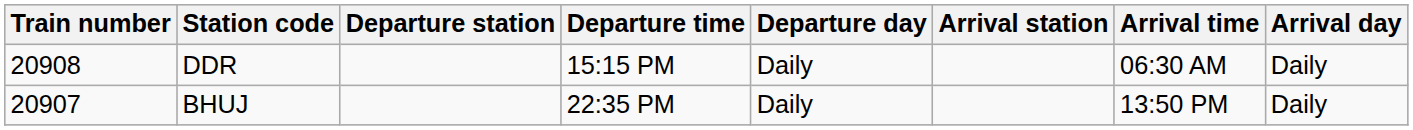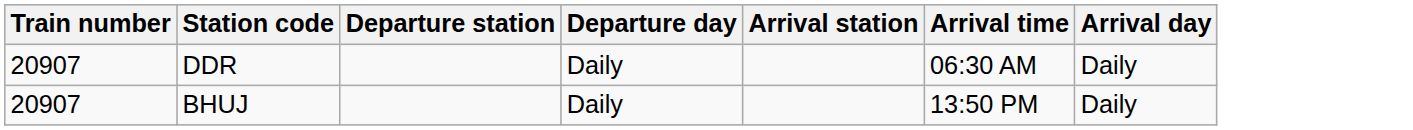- column: (656, 24)
(46, 64) 20908 -> (46, 64) 20907
